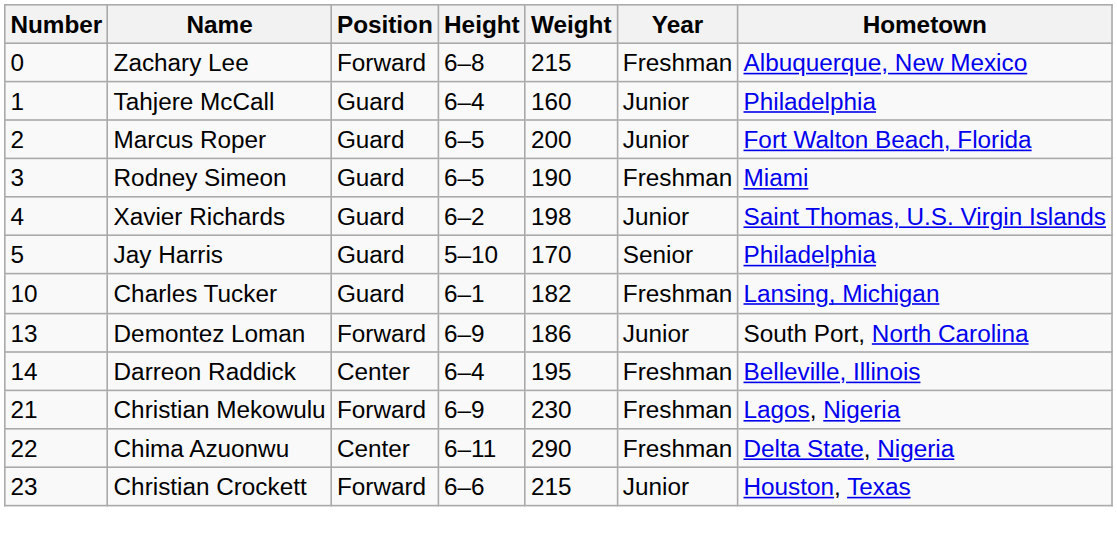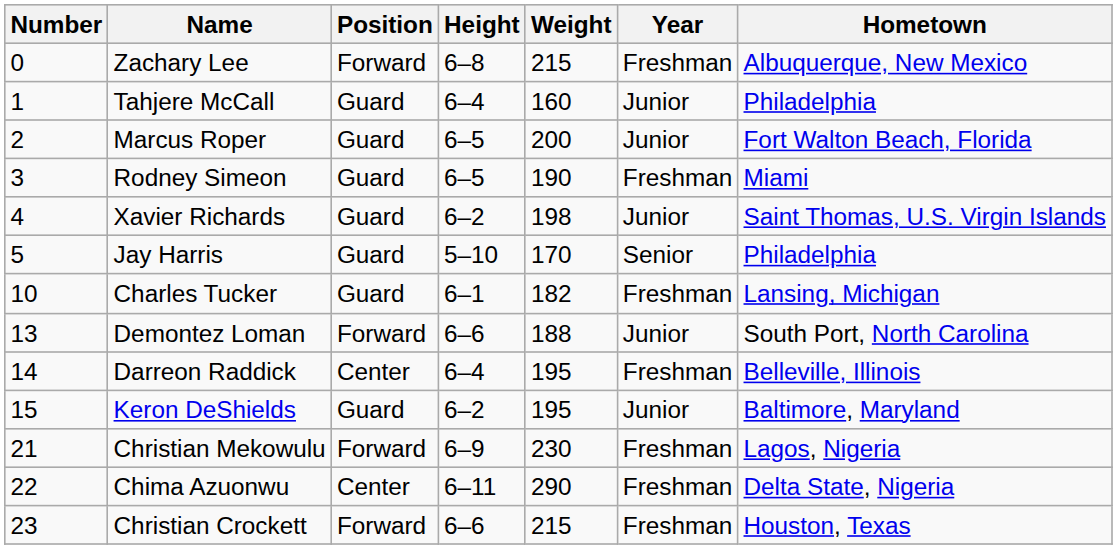(464, 332) 6–9 -> (464, 332) 6–6
(551, 332) 186 -> (551, 332) 188
+ row: (205, 409)
(656, 486) Junior -> (678, 525) Freshman
